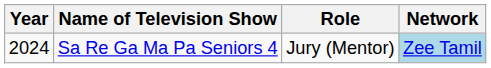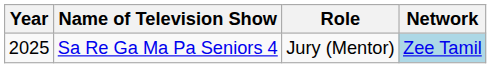(29, 47) 2024 -> (29, 47) 2025
